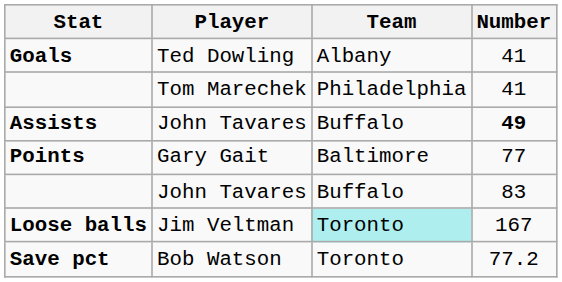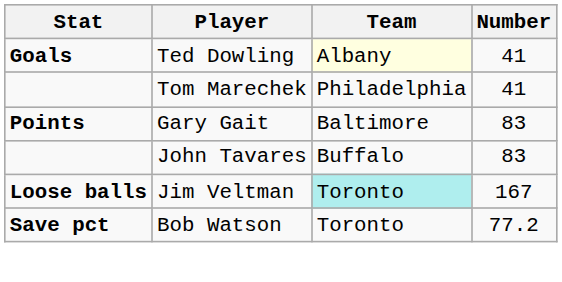(354, 56) no background -> (354, 56) lightyellow background
- row: (53, 123)
(514, 157) 77 -> (514, 123) 83
